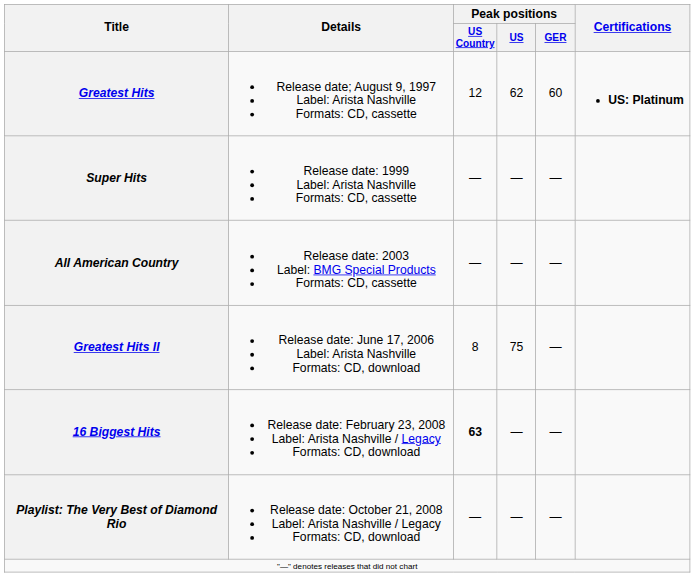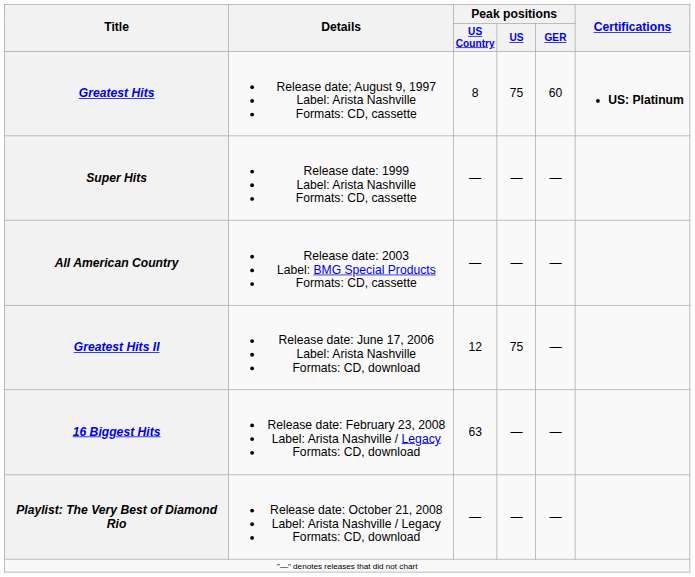(475, 93) 12 -> (475, 93) 8
(516, 93) 62 -> (516, 93) 75
(475, 347) 8 -> (475, 347) 12
(475, 432) bold -> (475, 432) normal
